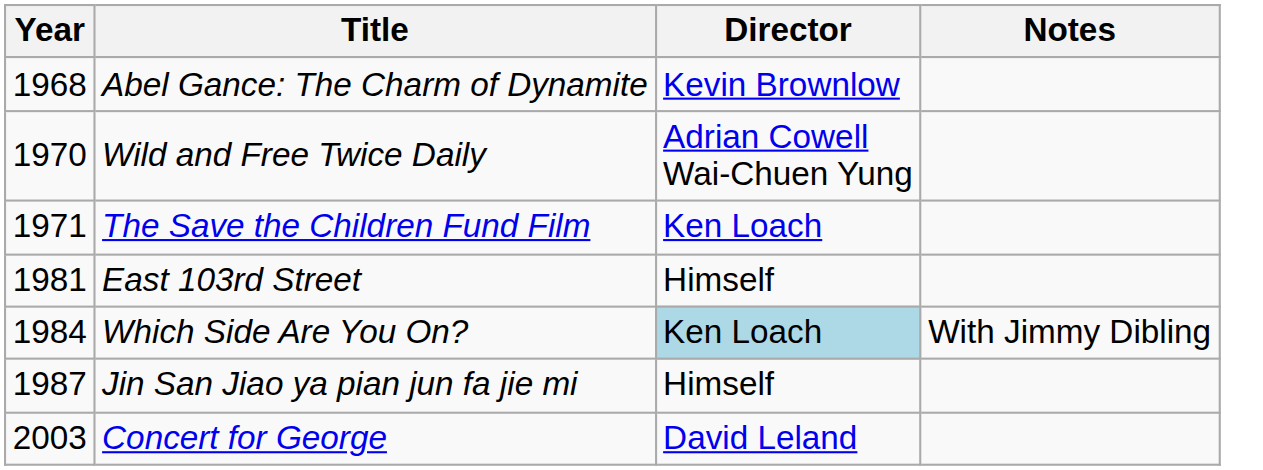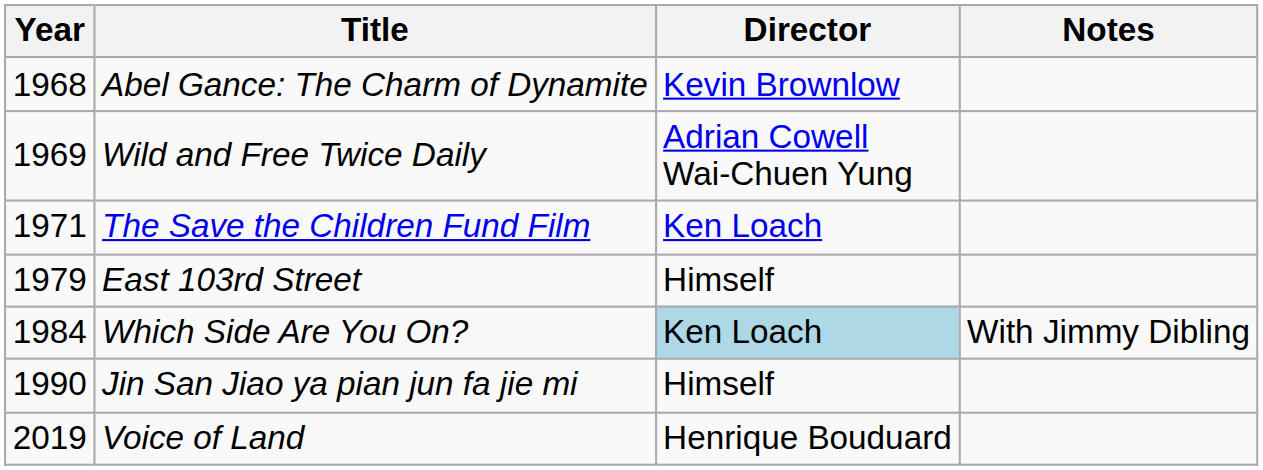(50, 155) 1970 -> (50, 155) 1969
(50, 279) 1981 -> (50, 279) 1979
(50, 385) 1987 -> (50, 385) 1990
- row: (245, 437)
+ row: (203, 437)
